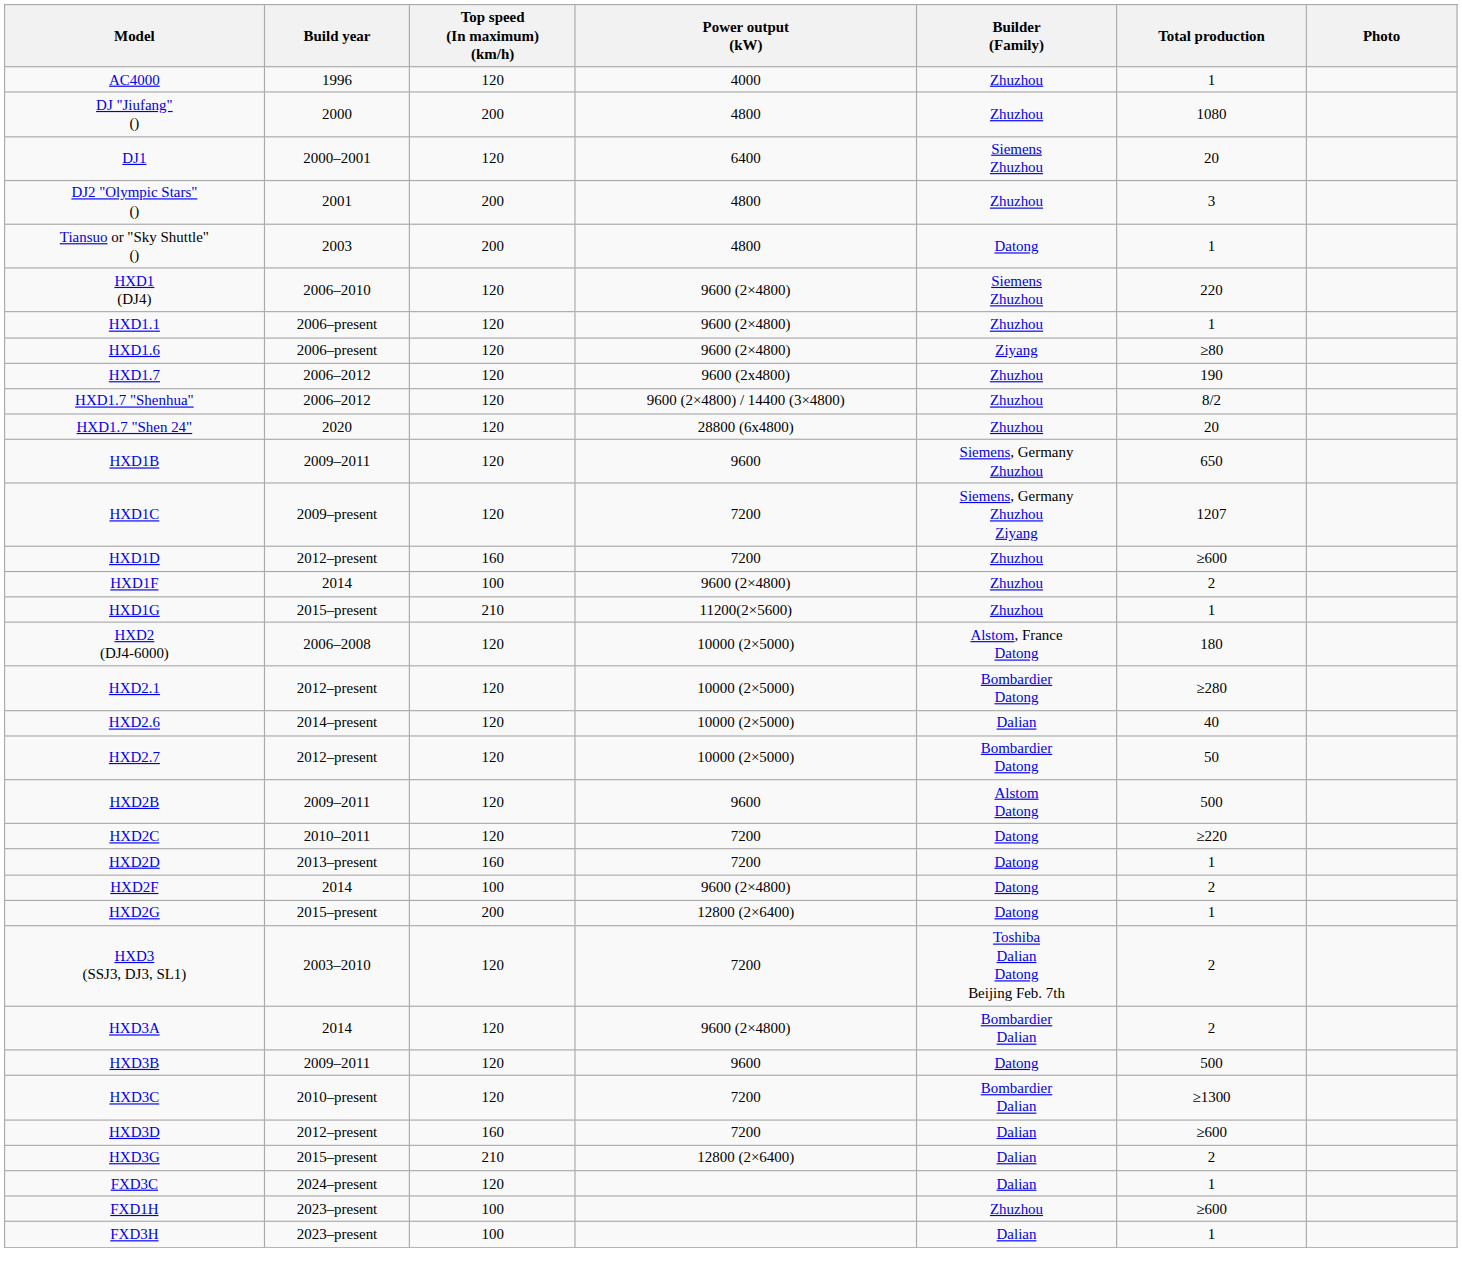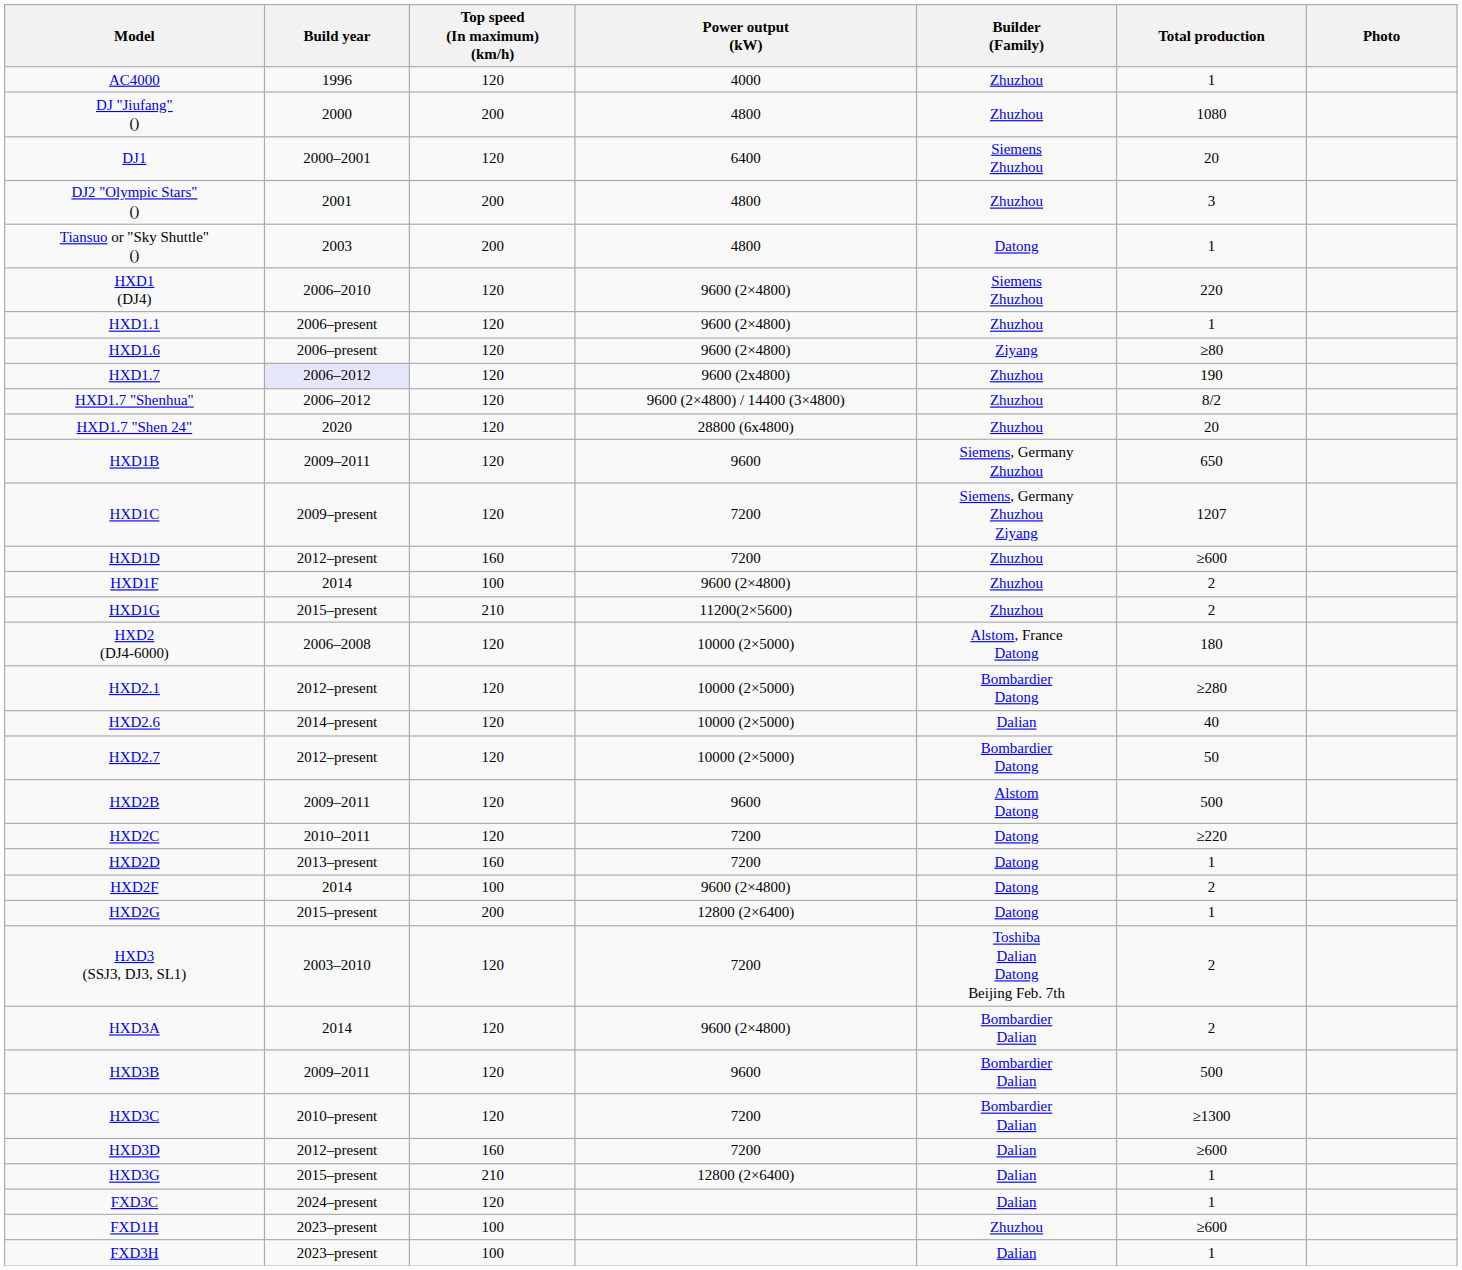(337, 375) no background -> (337, 375) lavender background
(1212, 609) 1 -> (1212, 609) 2
(1017, 1062) Datong -> (1017, 1072) Bombardier Dalian
(1212, 1157) 2 -> (1212, 1176) 1
